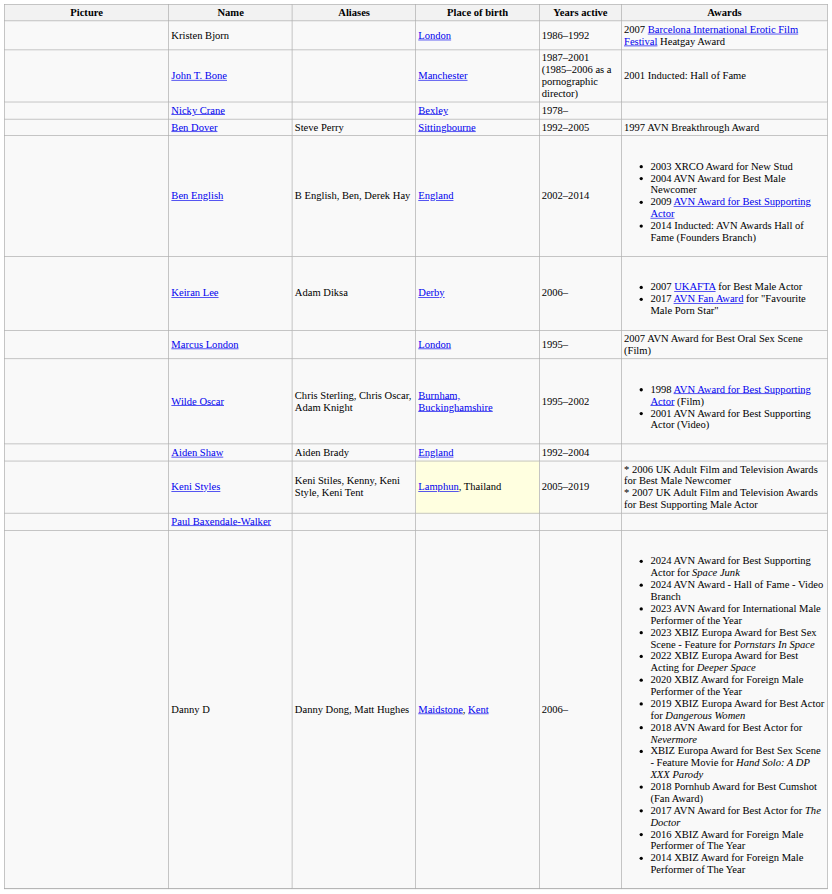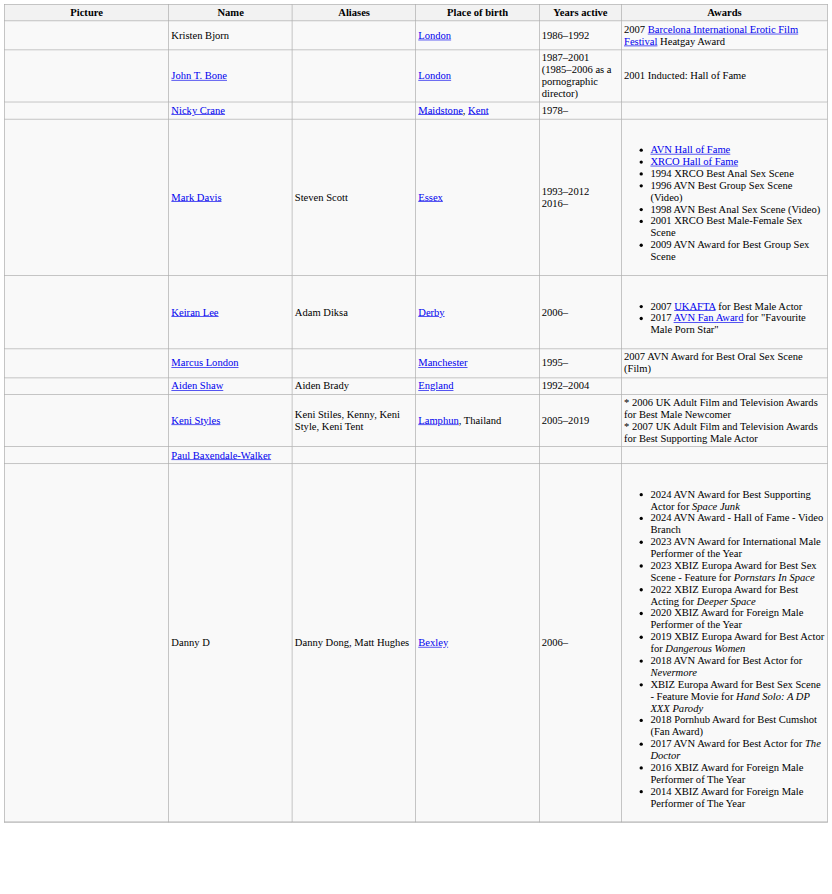(443, 76) Manchester -> (435, 76) London
(433, 110) Bexley -> (453, 110) Maidstone, Kent
+ row: (196, 197)
- row: (194, 127)
- row: (197, 196)
(435, 344) London -> (443, 363) Manchester
- row: (198, 401)
(460, 487) lightyellow background -> (460, 420) no background
(453, 709) Maidstone, Kent -> (433, 643) Bexley
